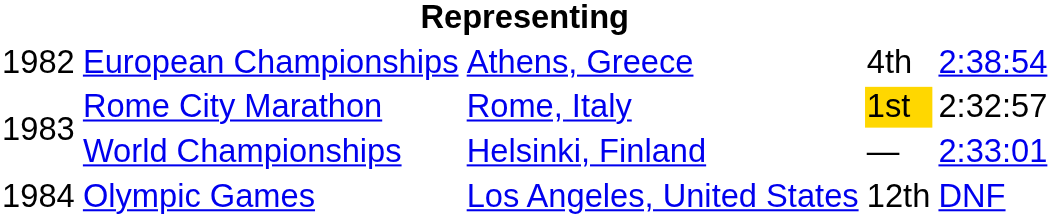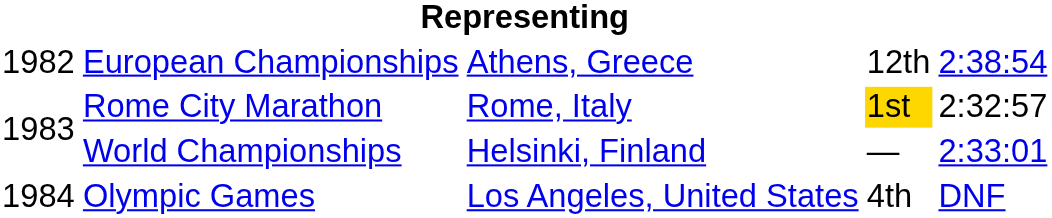(889, 61) 4th -> (899, 61) 12th
(899, 196) 12th -> (889, 196) 4th
